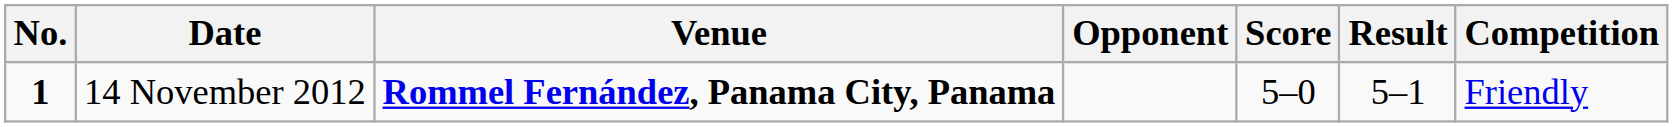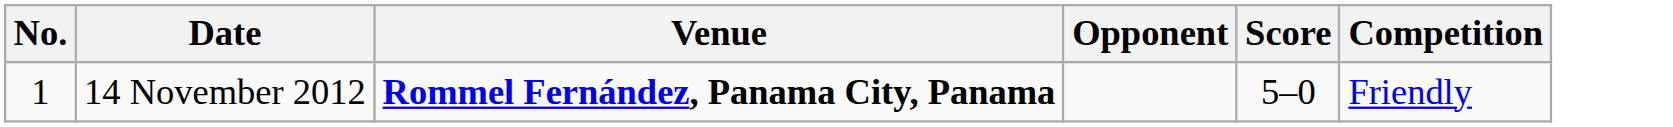- column: (1398, 33)
(40, 91) bold -> (40, 91) normal
